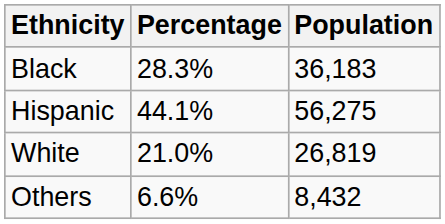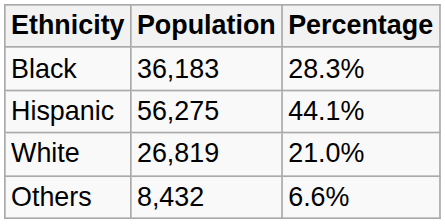columns swapped: (364, 25) <-> (209, 25)
